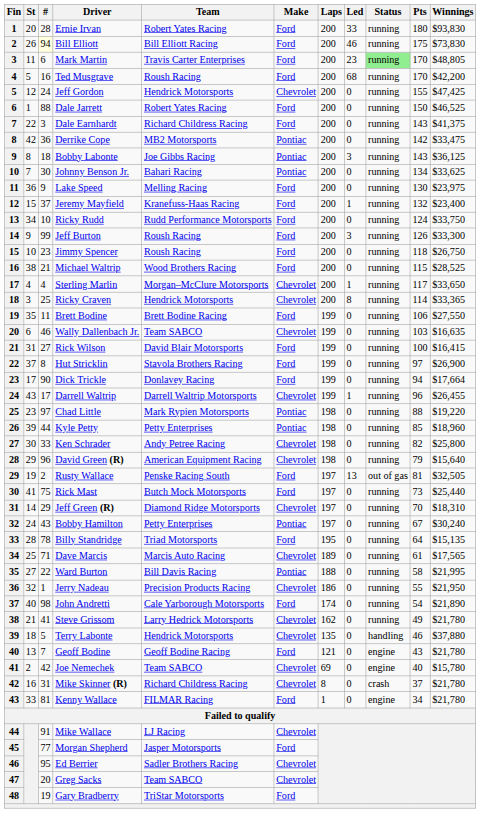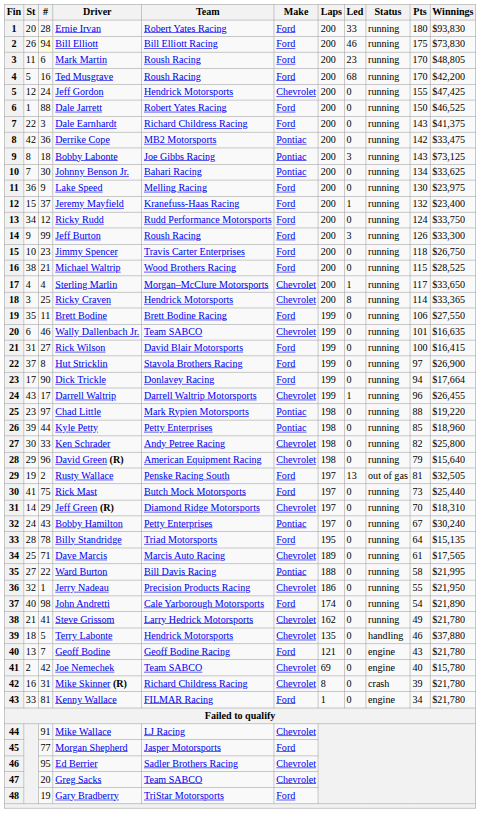(194, 60) Travis Carter Enterprises -> (172, 60) Roush Racing
(384, 60) lightgreen background -> (384, 60) no background
(449, 156) $36,125 -> (449, 156) $73,125
(46, 220) 10 -> (46, 220) 12
(172, 252) Roush Racing -> (194, 252) Travis Carter Enterprises
(420, 332) 103 -> (420, 332) 101
(417, 683) 37 -> (417, 683) 39
